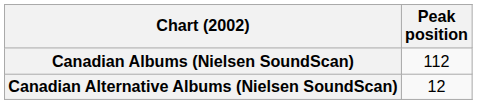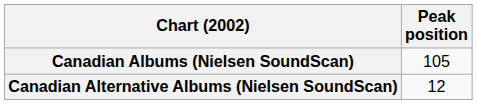(437, 61) 112 -> (437, 61) 105
